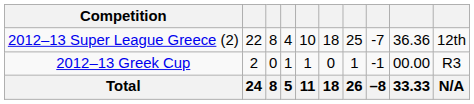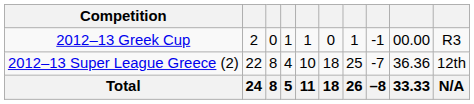rows swapped: (123, 39) <-> (123, 63)
